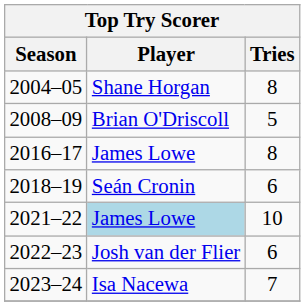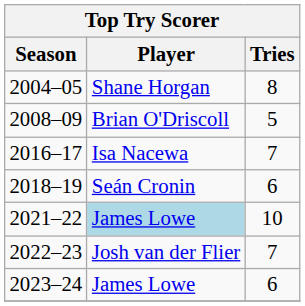(144, 152) James Lowe -> (140, 152) Isa Nacewa
(272, 152) 8 -> (272, 152) 7
(272, 251) 6 -> (272, 251) 7
(140, 284) Isa Nacewa -> (144, 284) James Lowe
(272, 284) 7 -> (272, 284) 6
